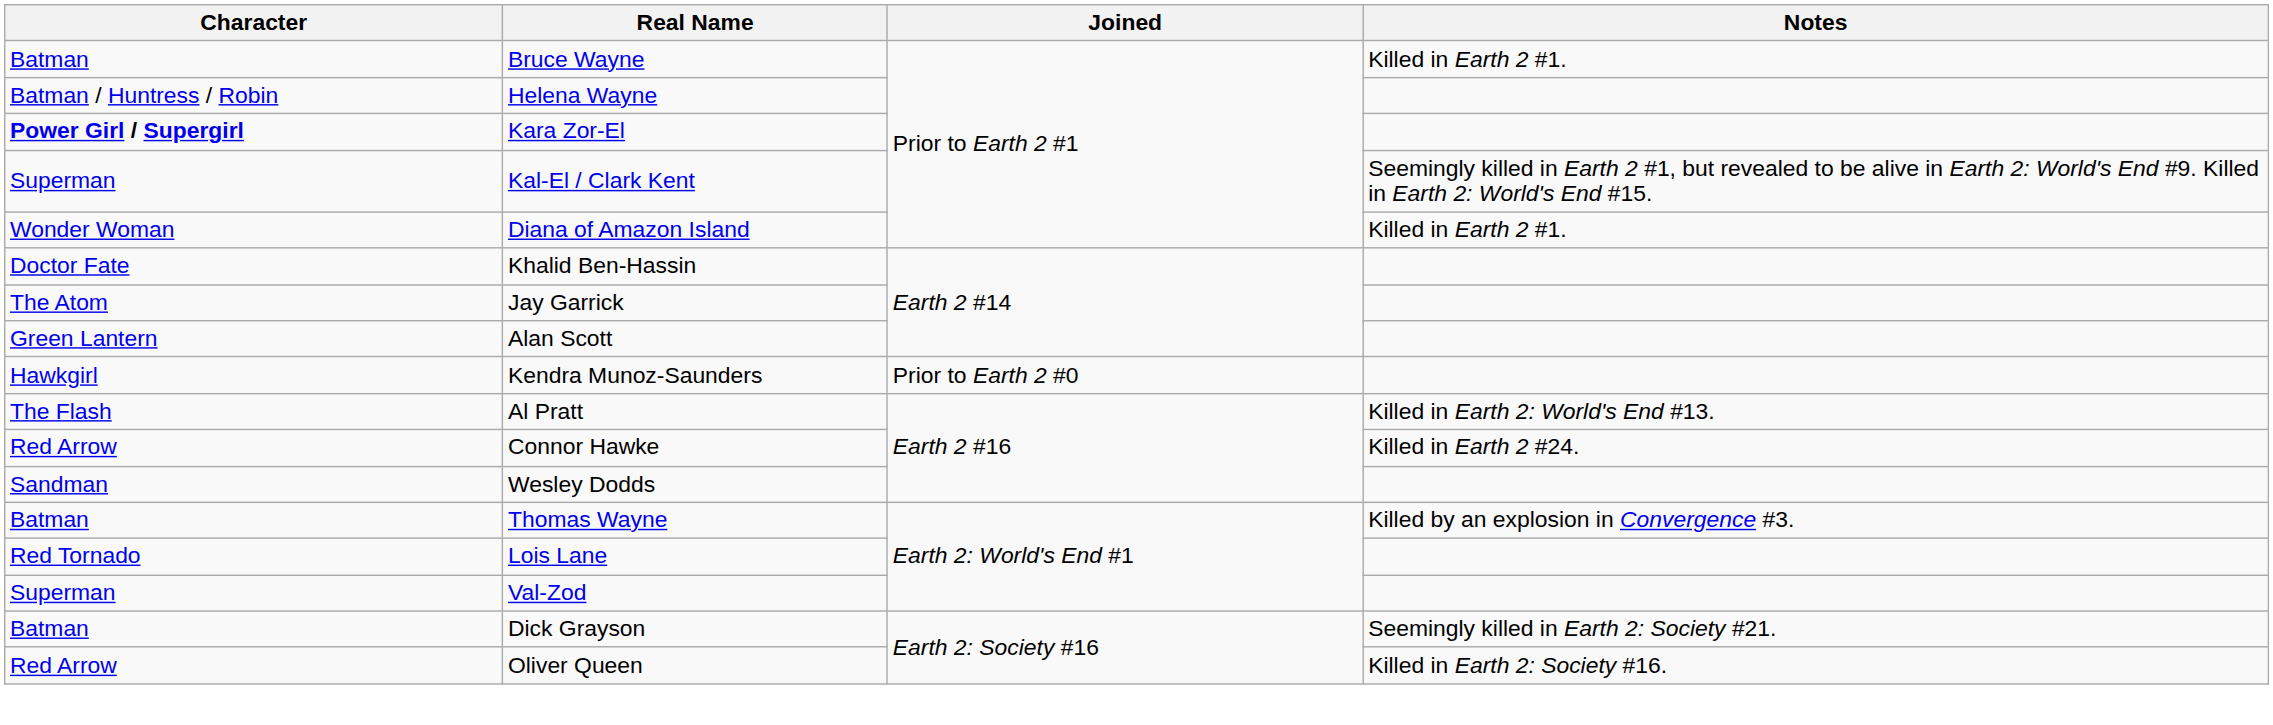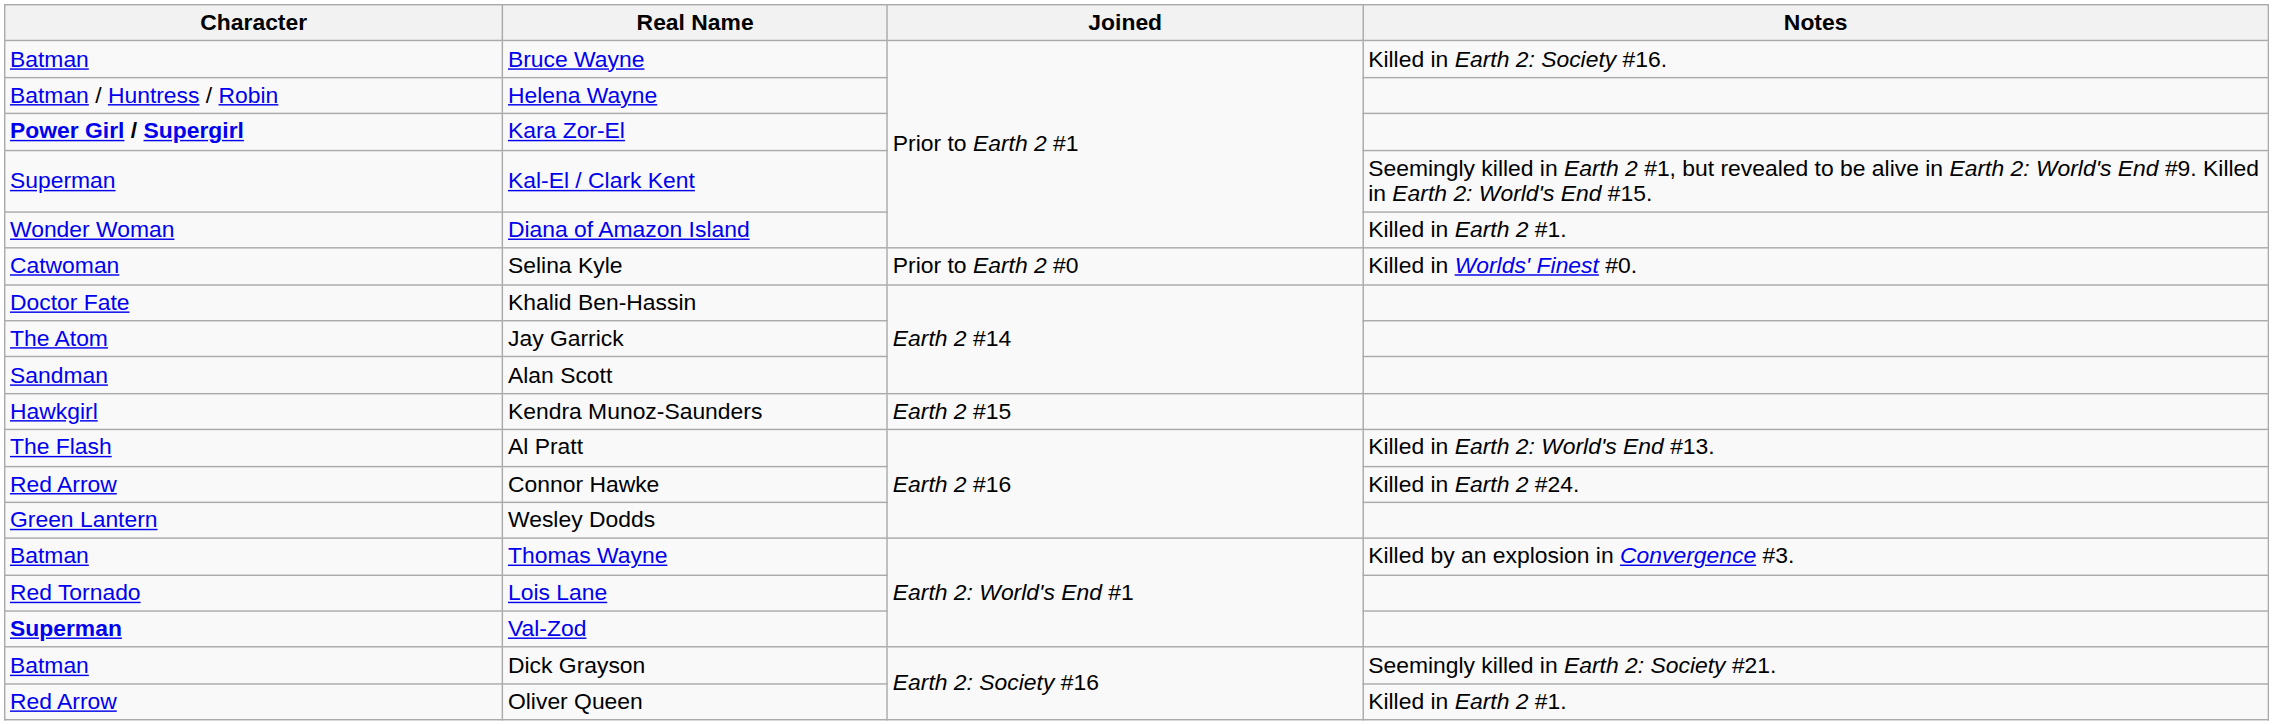(1467, 58) Killed in Earth 2 #1. -> (1518, 58) Killed in Earth 2: Society #16.
+ row: (565, 266)
(84, 338) Green Lantern -> (59, 374) Sandman
(986, 374) Prior to Earth 2 #0 -> (952, 411) Earth 2 #15
(59, 483) Sandman -> (84, 520) Green Lantern
(63, 592) normal -> (66, 628) bold
(1518, 665) Killed in Earth 2: Society #16. -> (1467, 701) Killed in Earth 2 #1.
